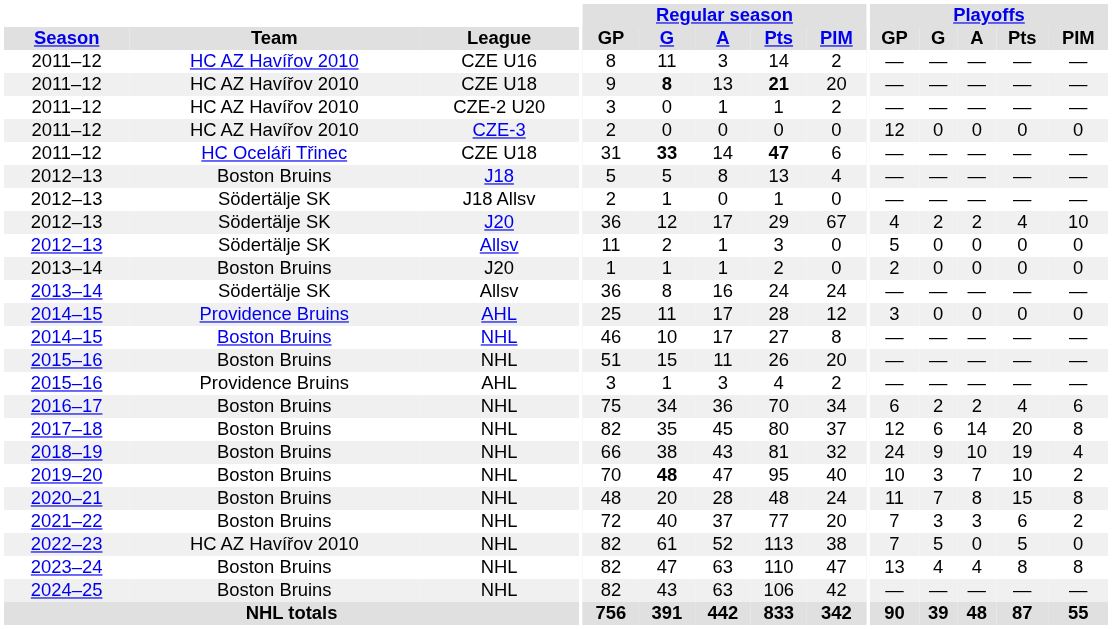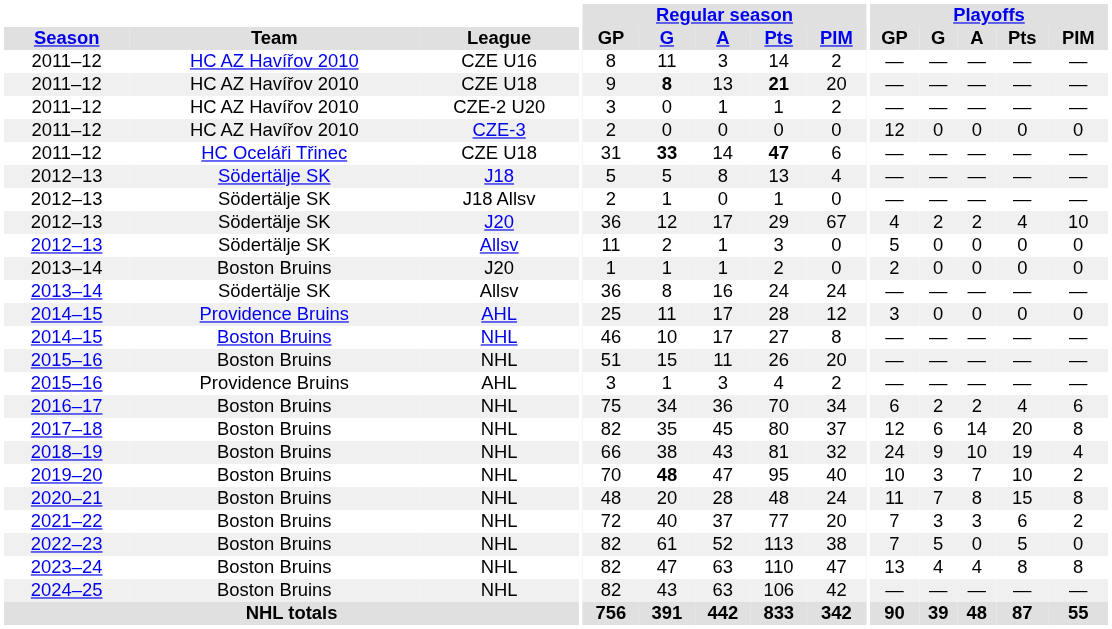(274, 176) Boston Bruins -> (274, 176) Södertälje SK
(274, 544) HC AZ Havířov 2010 -> (274, 544) Boston Bruins
